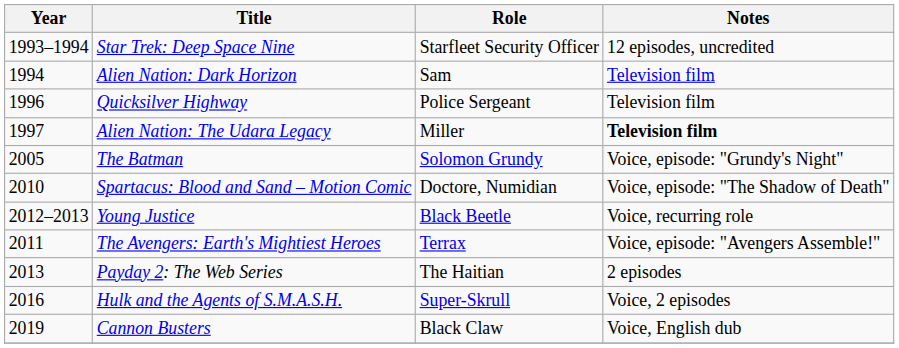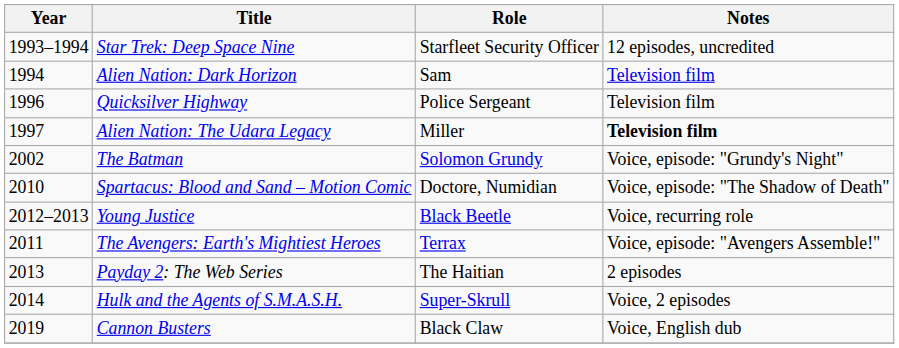(26, 159) 2005 -> (26, 159) 2002
(26, 300) 2016 -> (26, 300) 2014
